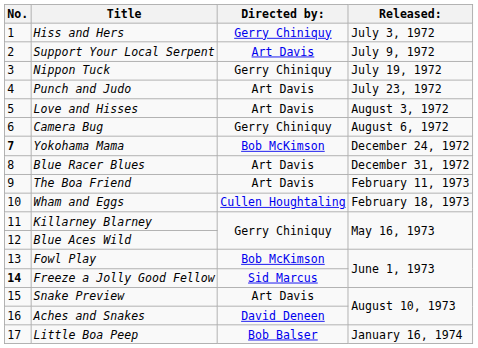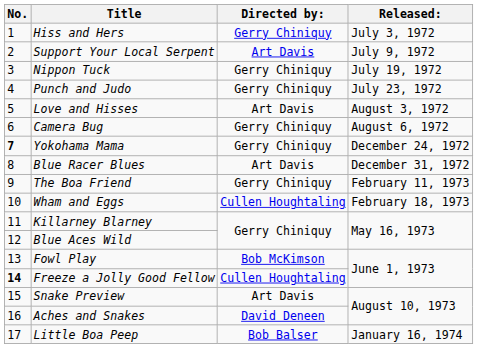(283, 89) Art Davis -> (283, 89) Gerry Chiniquy
(283, 146) Bob McKimson -> (283, 146) Gerry Chiniquy
(283, 184) Art Davis -> (283, 184) Gerry Chiniquy
(283, 278) Sid Marcus -> (283, 278) Cullen Houghtaling
